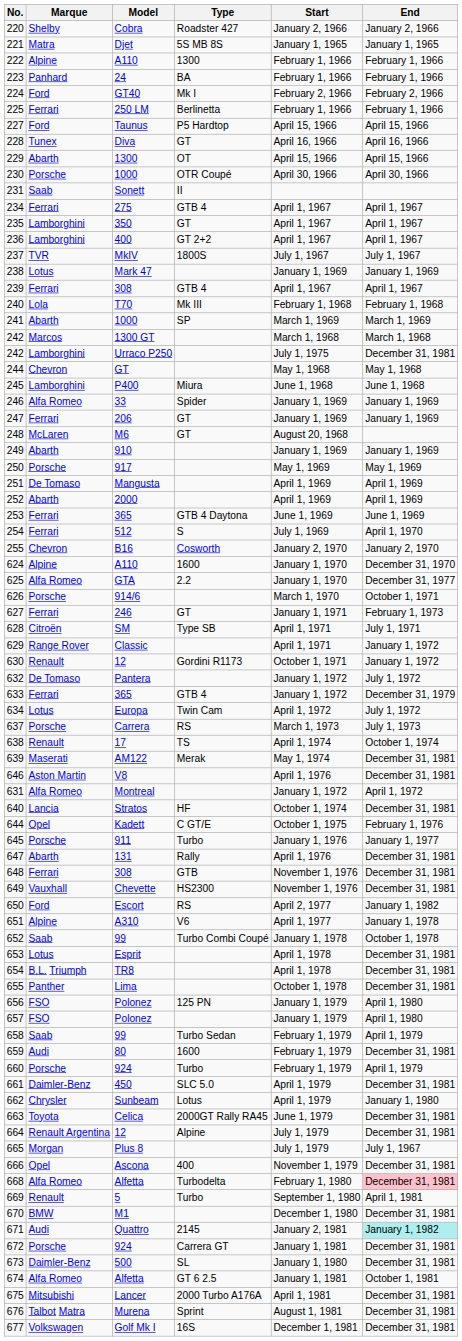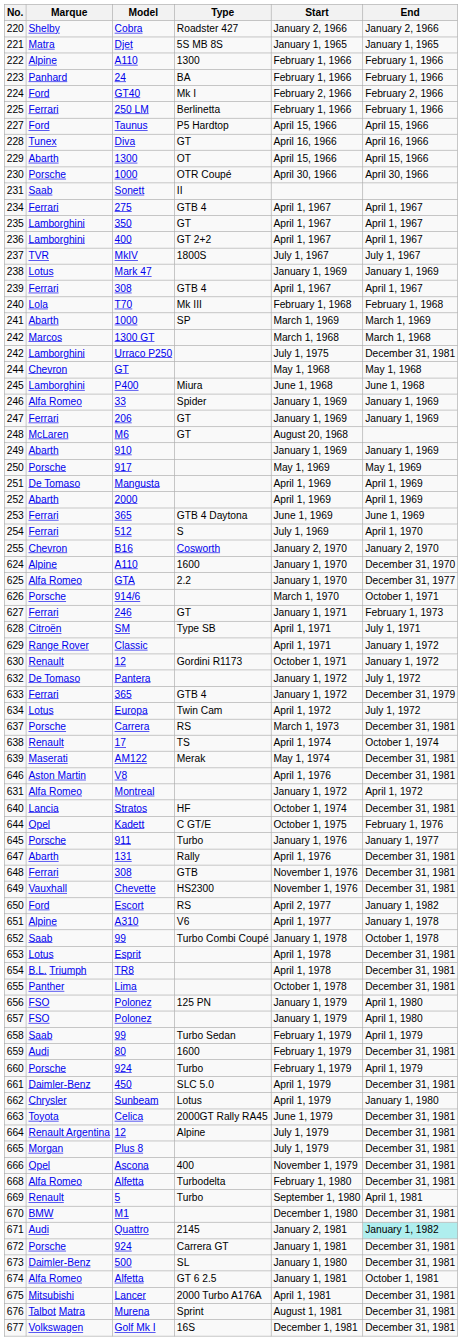(393, 727) July 1, 1973 -> (410, 727) December 31, 1981
(393, 1149) July 1, 1967 -> (410, 1149) December 31, 1981
(410, 1181) pink background -> (410, 1181) no background
